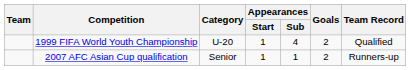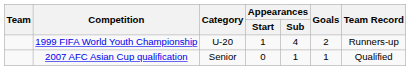(374, 42) Qualified -> (374, 42) Runners-up
(263, 57) 1 -> (263, 57) 0
(326, 57) 2 -> (326, 57) 1
(374, 57) Runners-up -> (374, 57) Qualified
